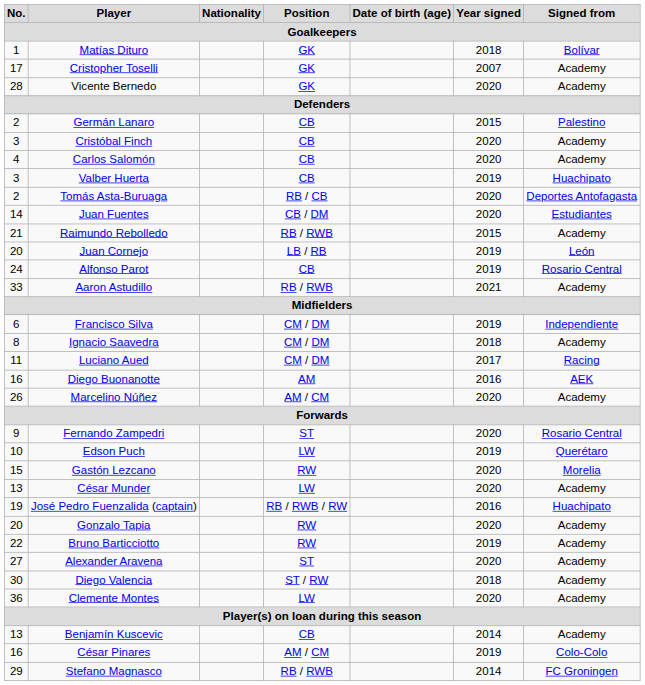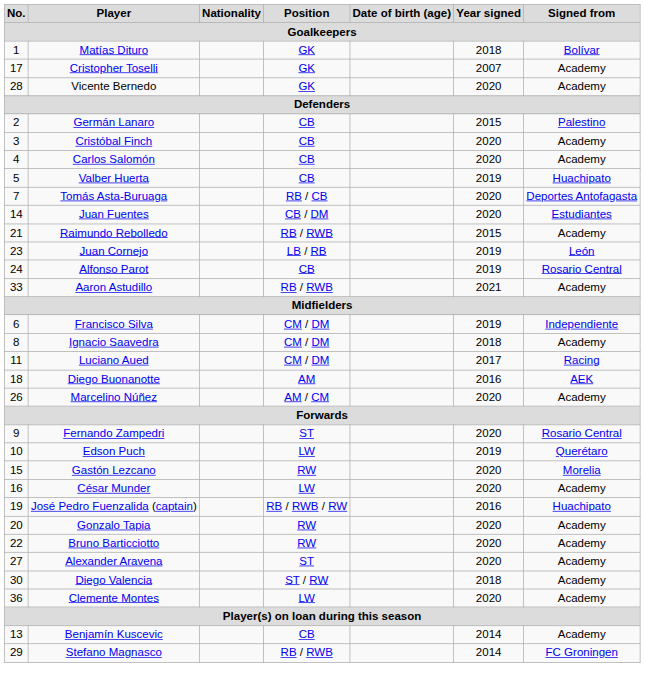(16, 178) 3 -> (16, 178) 5
(16, 196) 2 -> (16, 196) 7
(16, 251) 20 -> (16, 251) 23
(16, 379) 16 -> (16, 379) 18
(16, 488) 13 -> (16, 488) 16
(489, 543) 2019 -> (489, 543) 2020
- row: (114, 653)
